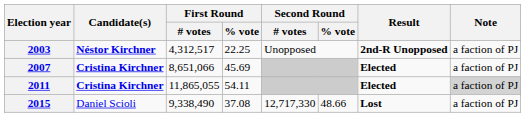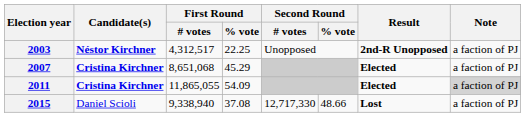(191, 67) 8,651,066 -> (191, 67) 8,651,068
(237, 67) 45.69 -> (237, 67) 45.29
(237, 85) 54.11 -> (237, 85) 54.09
(191, 103) 9,338,490 -> (191, 103) 9,338,940
